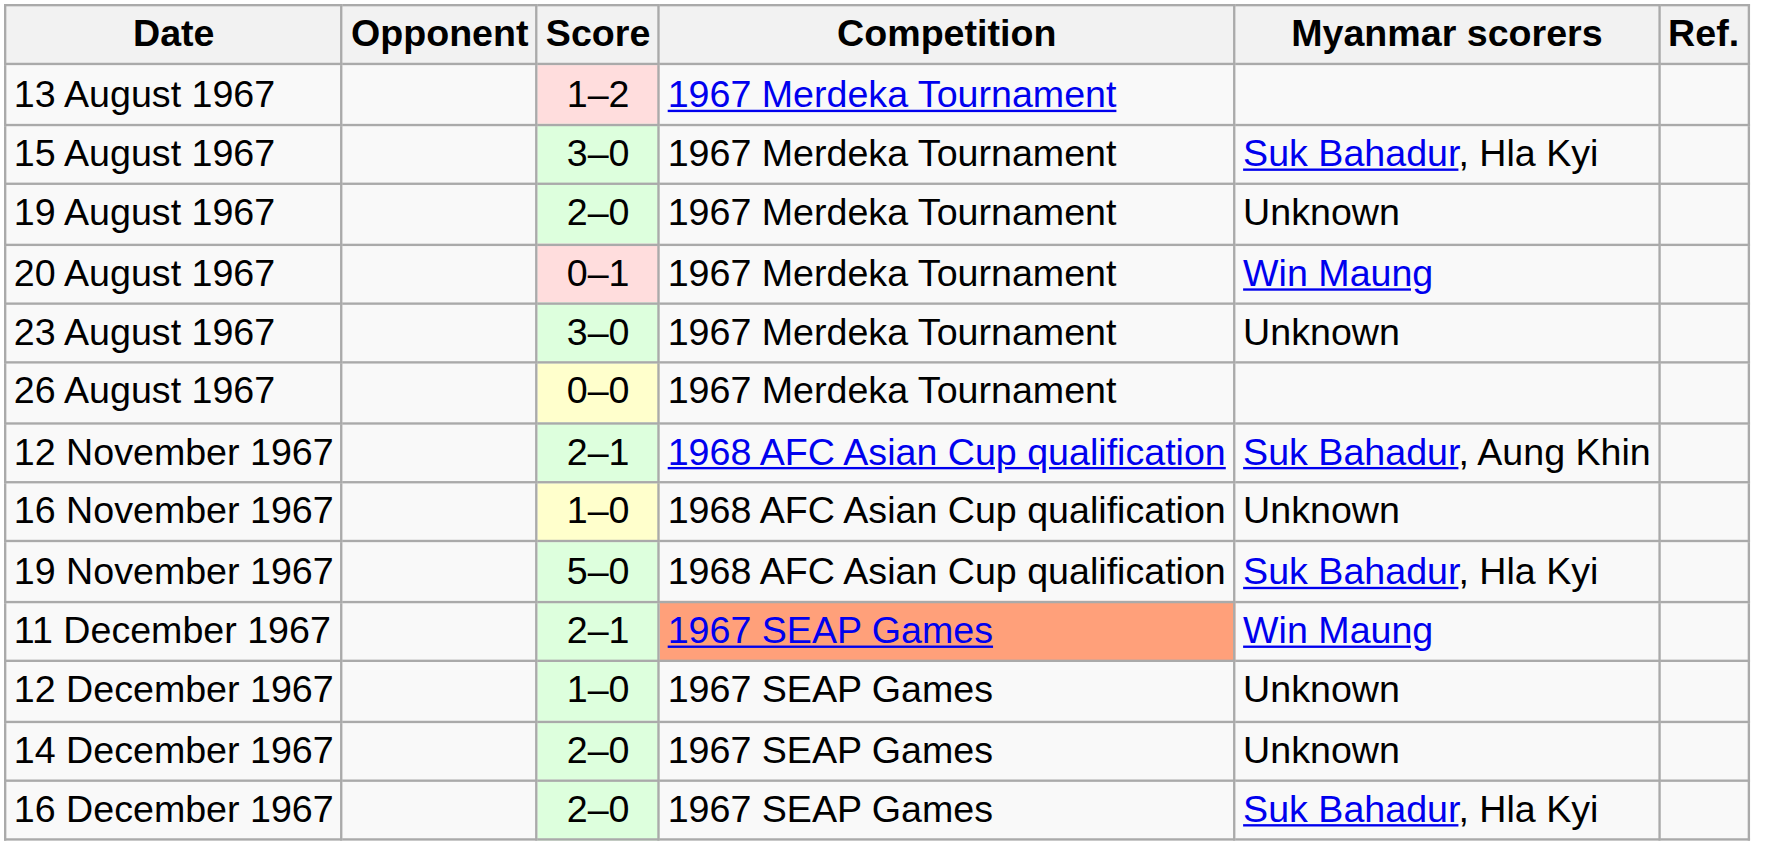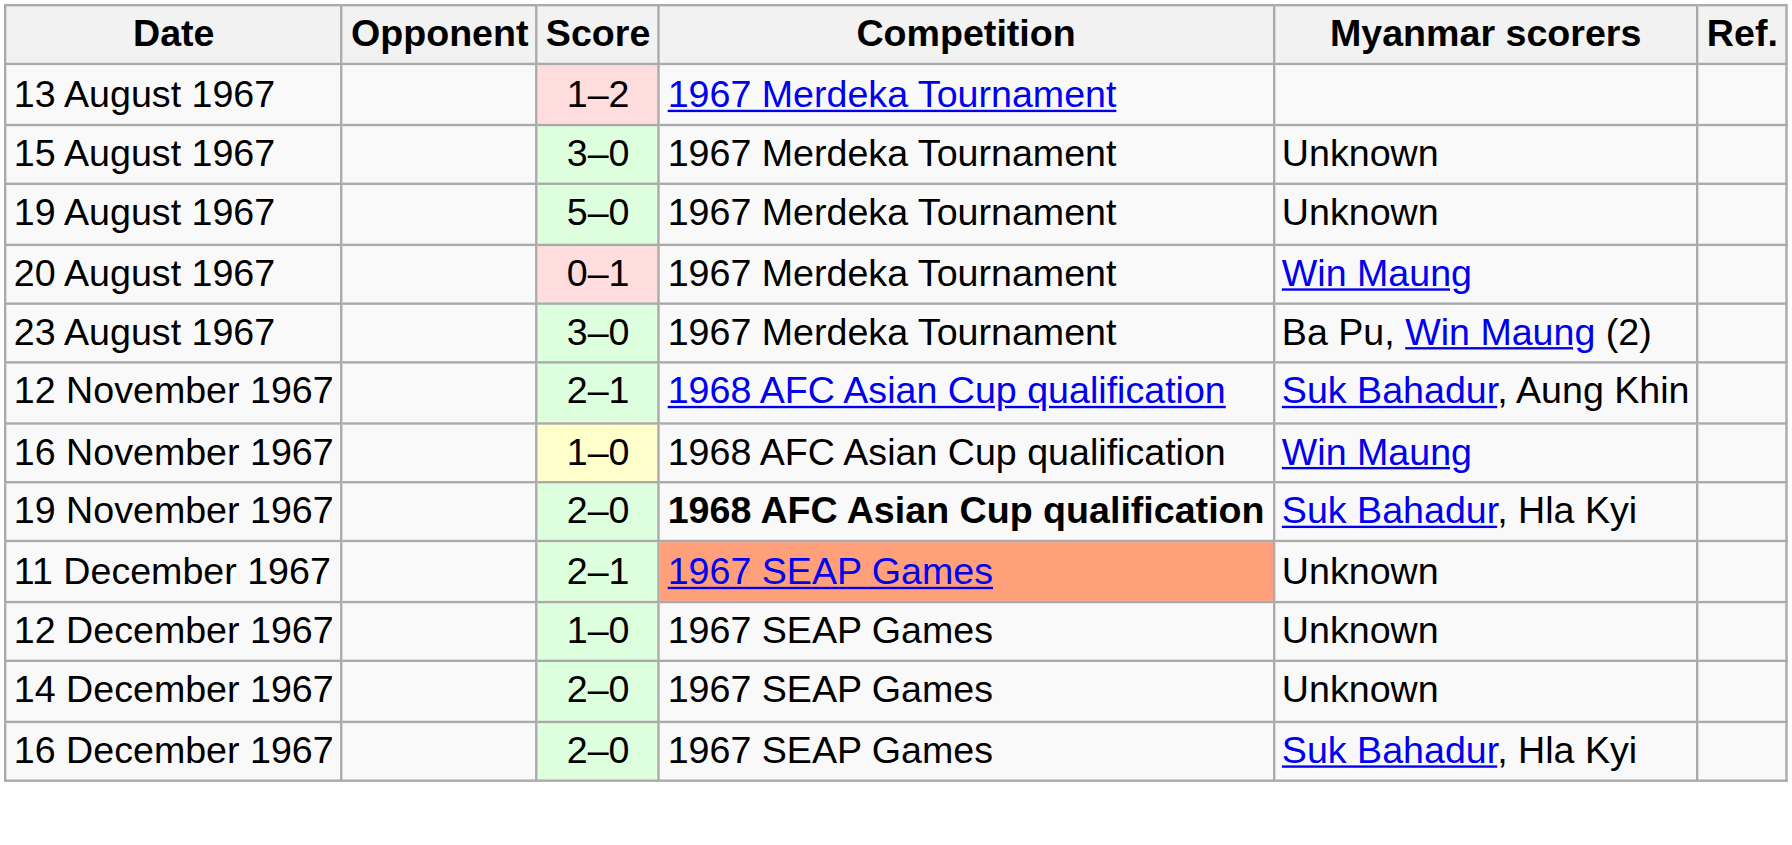(1421, 153) Suk Bahadur, Hla Kyi -> (1360, 153) Unknown
(598, 213) 2–0 -> (598, 213) 5–0
(1321, 332) Unknown -> (1467, 332) Ba Pu, Win Maung (2)
- row: (145, 392)
(1321, 511) Unknown -> (1377, 451) Win Maung
(598, 570) 5–0 -> (598, 511) 2–0
(947, 570) normal -> (966, 511) bold
(1338, 630) Win Maung -> (1360, 570) Unknown
